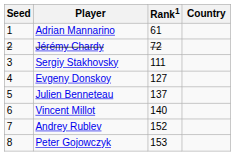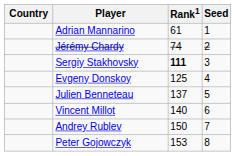columns swapped: (206, 13) <-> (19, 13)
(156, 47) 72 -> (176, 47) 74
(158, 63) normal -> (178, 63) bold
(159, 79) 127 -> (179, 79) 125
(159, 127) 152 -> (179, 127) 150
